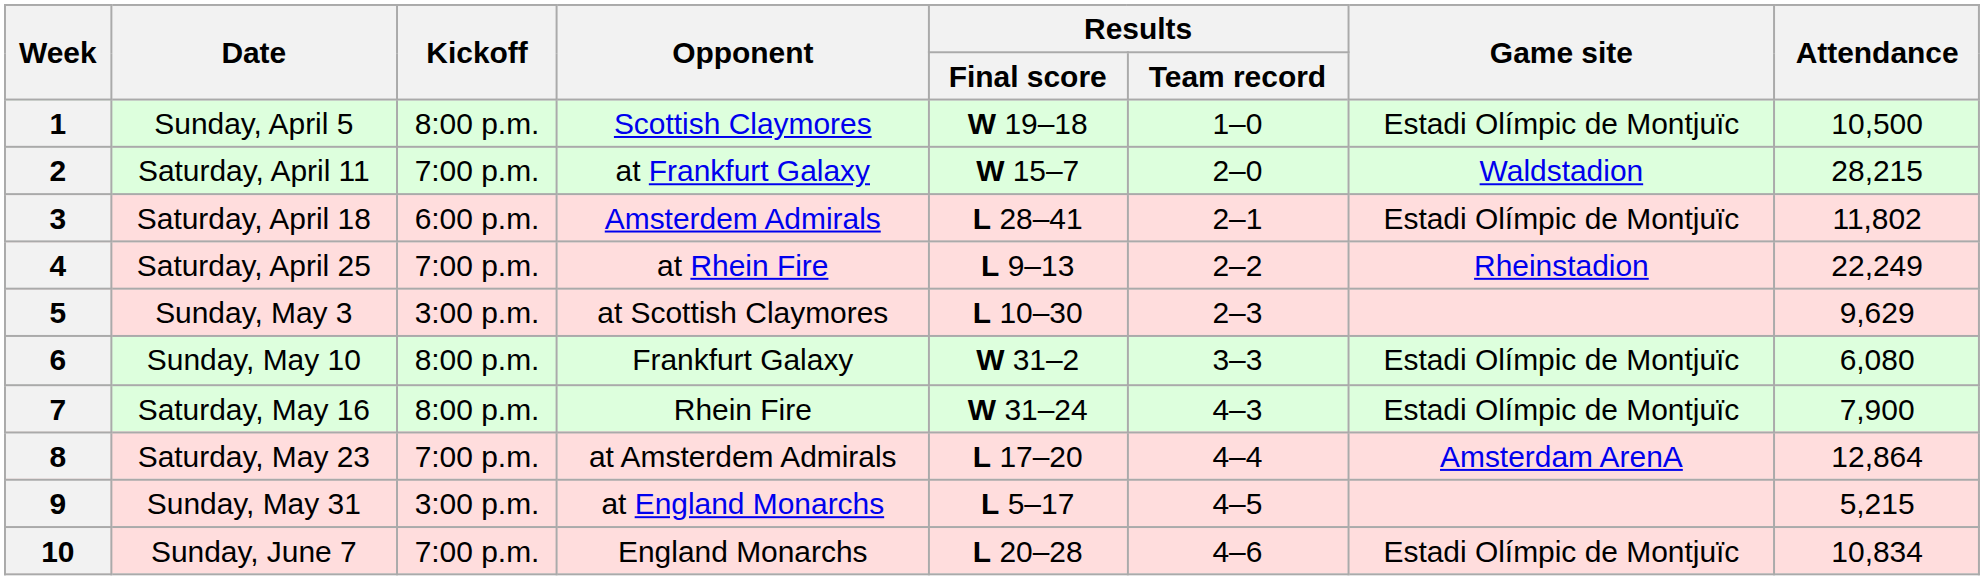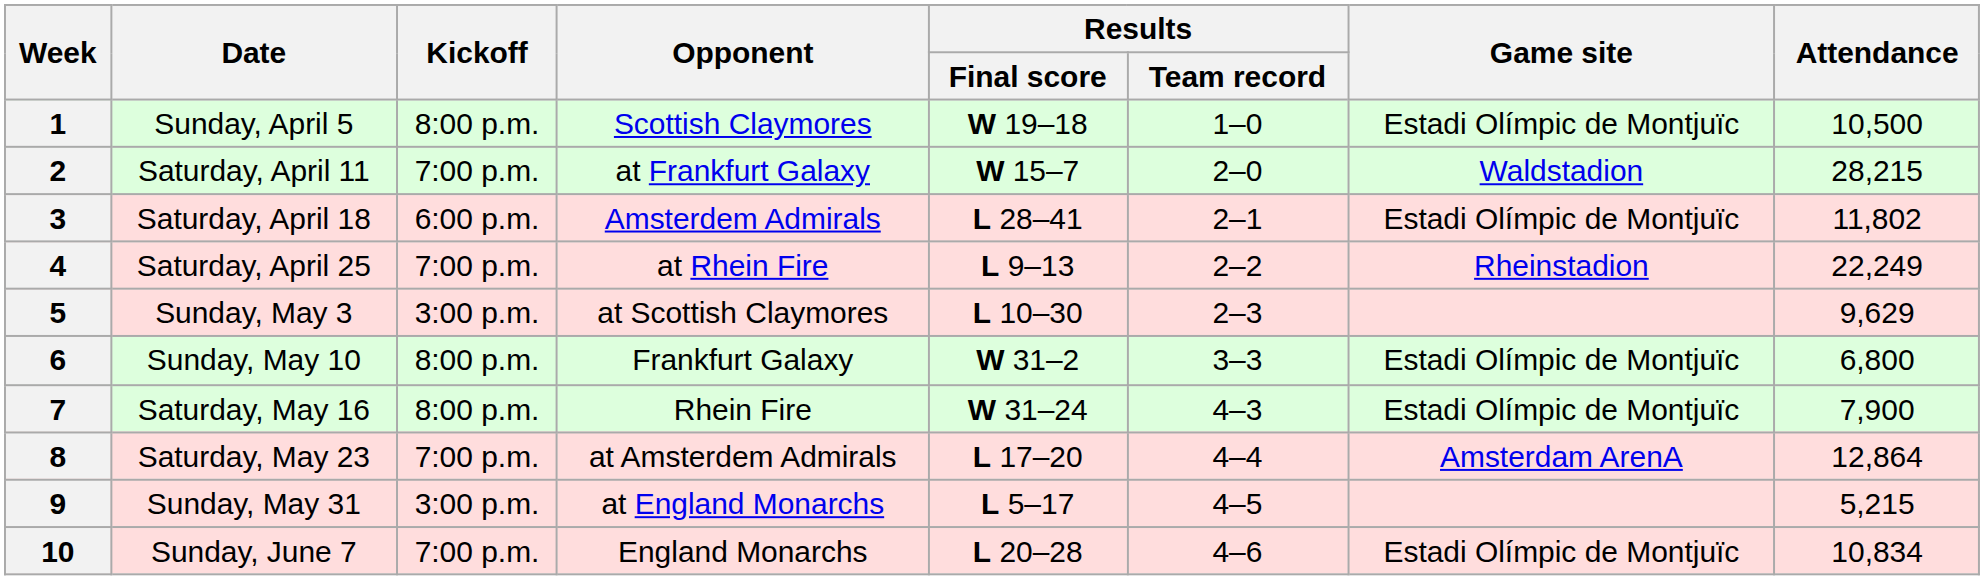(1877, 361) 6,080 -> (1877, 361) 6,800
